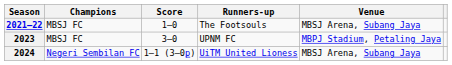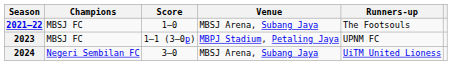columns swapped: (249, 11) <-> (371, 11)
(170, 39) 3–0 -> (170, 39) 1–1 (3–0p)
(170, 53) 1–1 (3–0p) -> (170, 53) 3–0
